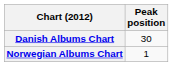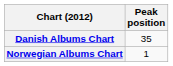(146, 38) 30 -> (146, 38) 35
